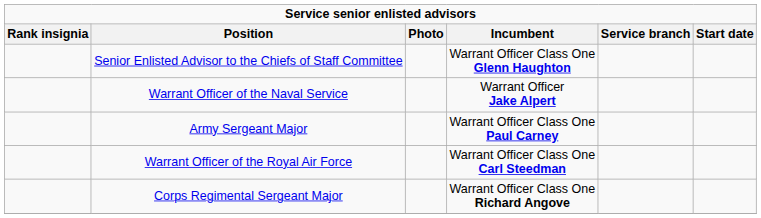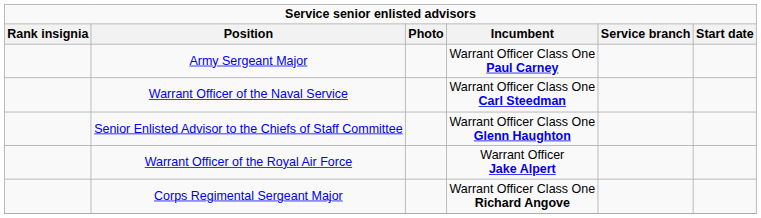rows swapped: (248, 61) <-> (248, 128)
(522, 94) Warrant Officer Jake Alpert -> (522, 94) Warrant Officer Class One Carl Steedman
(522, 162) Warrant Officer Class One Carl Steedman -> (522, 162) Warrant Officer Jake Alpert
